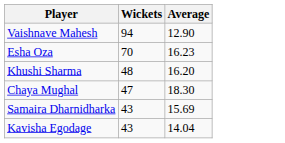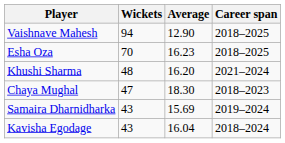+ column: (246, 14)
(181, 128) 14.04 -> (181, 128) 16.04
